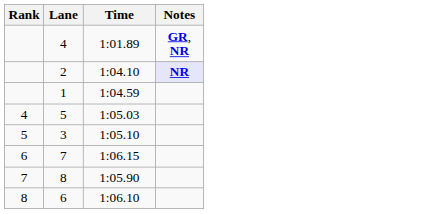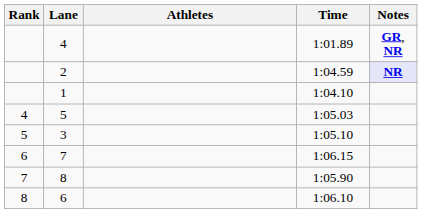+ column: (190, 15)
(119, 72) 1:04.10 -> (333, 72) 1:04.59
(119, 93) 1:04.59 -> (333, 93) 1:04.10
